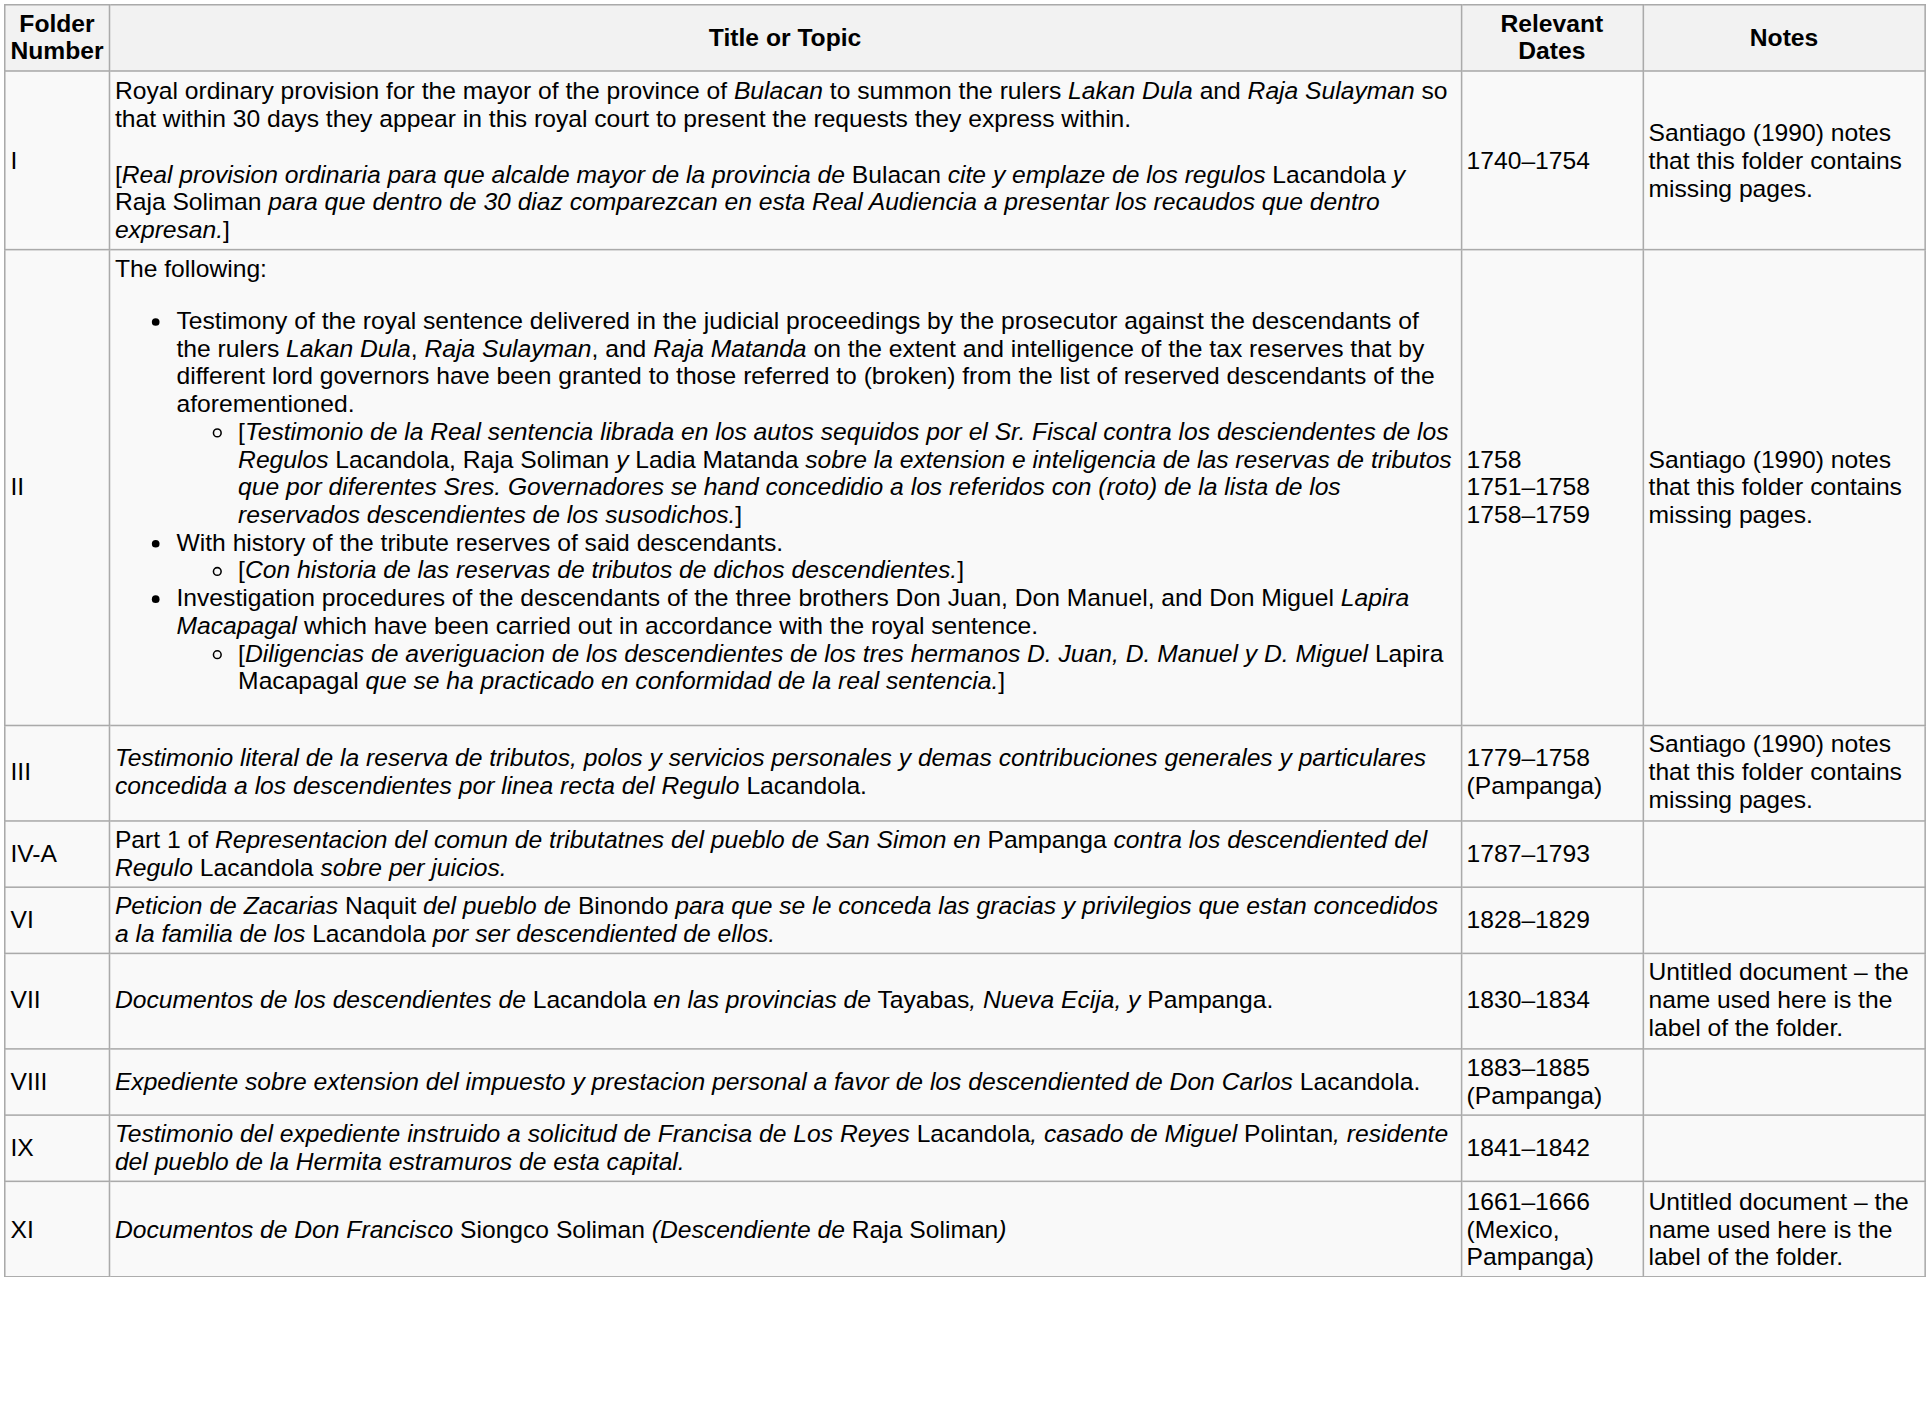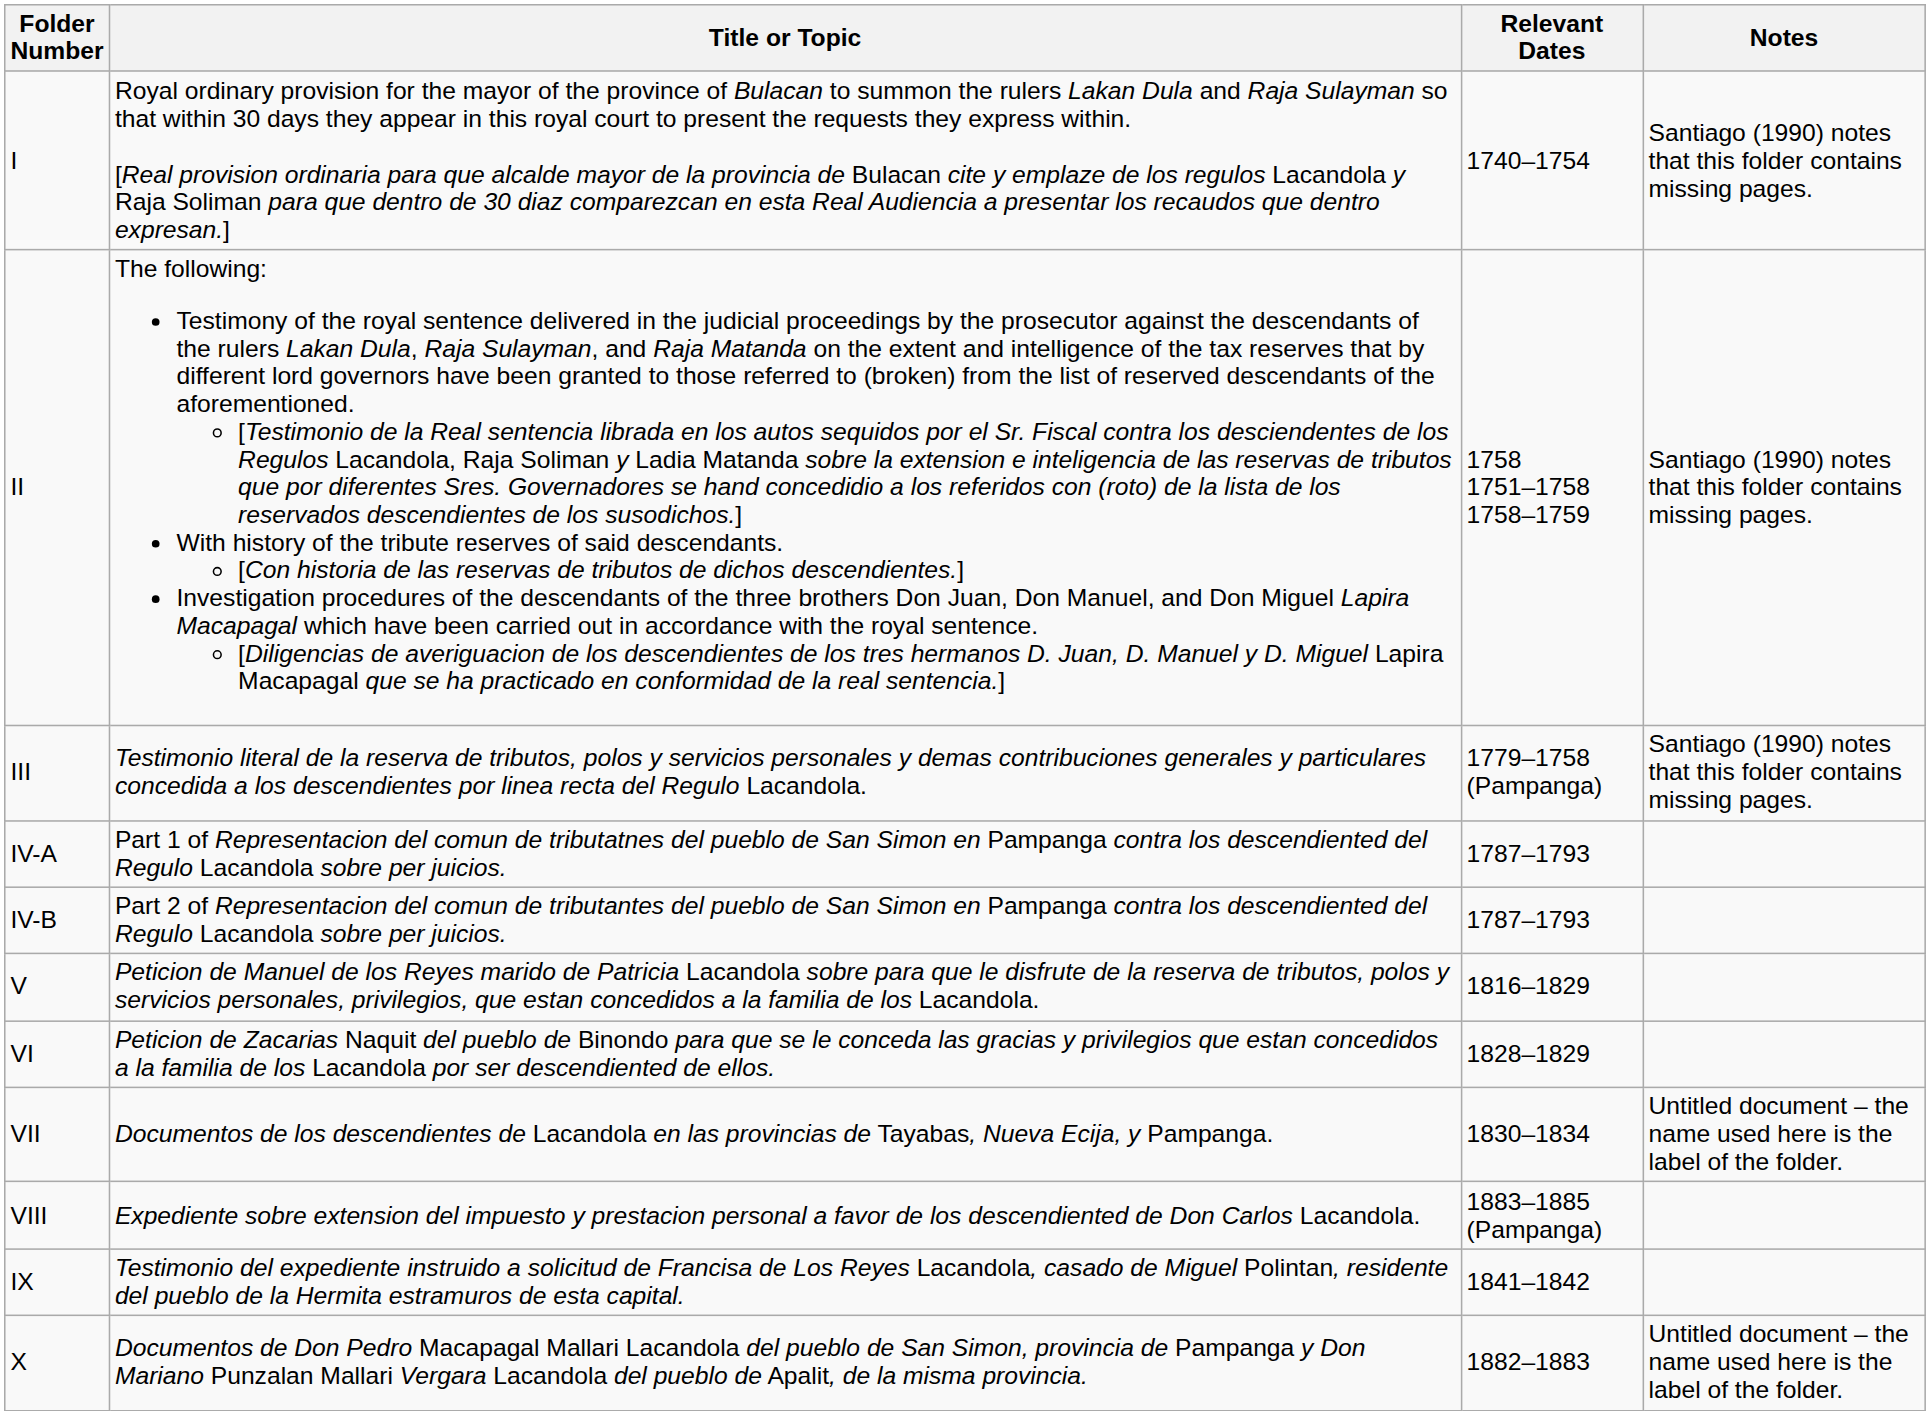+ row: (34, 920)
+ row: (19, 986)
+ row: (19, 1362)
- row: (22, 1228)
